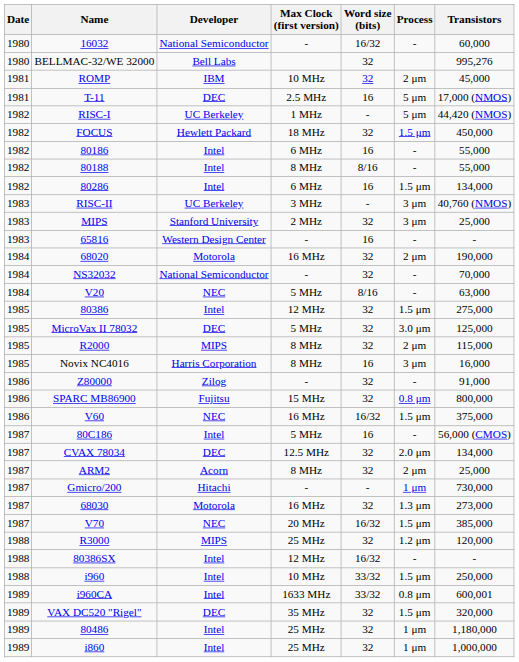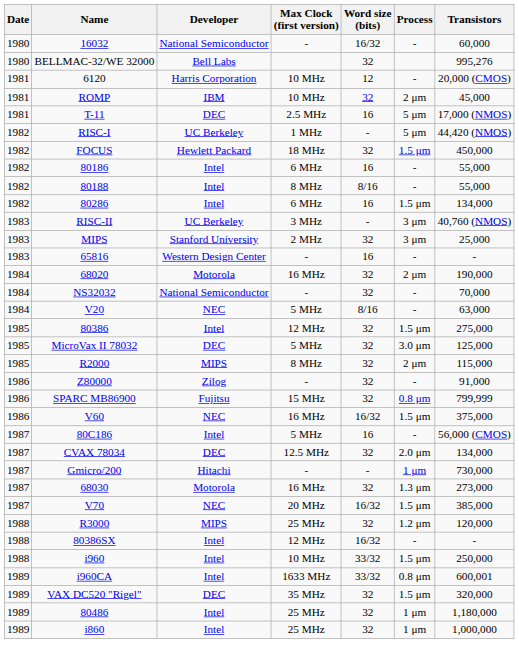+ row: (94, 79)
- row: (94, 363)
(474, 398) 800,000 -> (474, 398) 799,999
- row: (94, 470)
